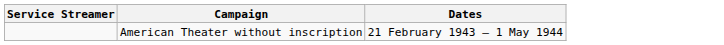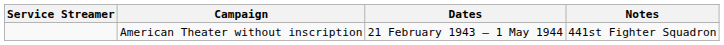+ column: (642, 14)
